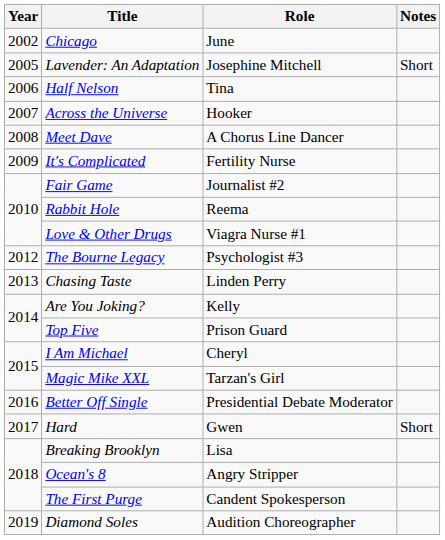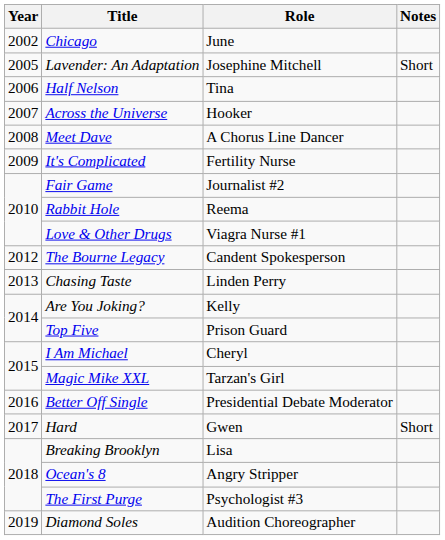(255, 257) Psychologist #3 -> (276, 257) Candent Spokesperson
(276, 498) Candent Spokesperson -> (255, 498) Psychologist #3
